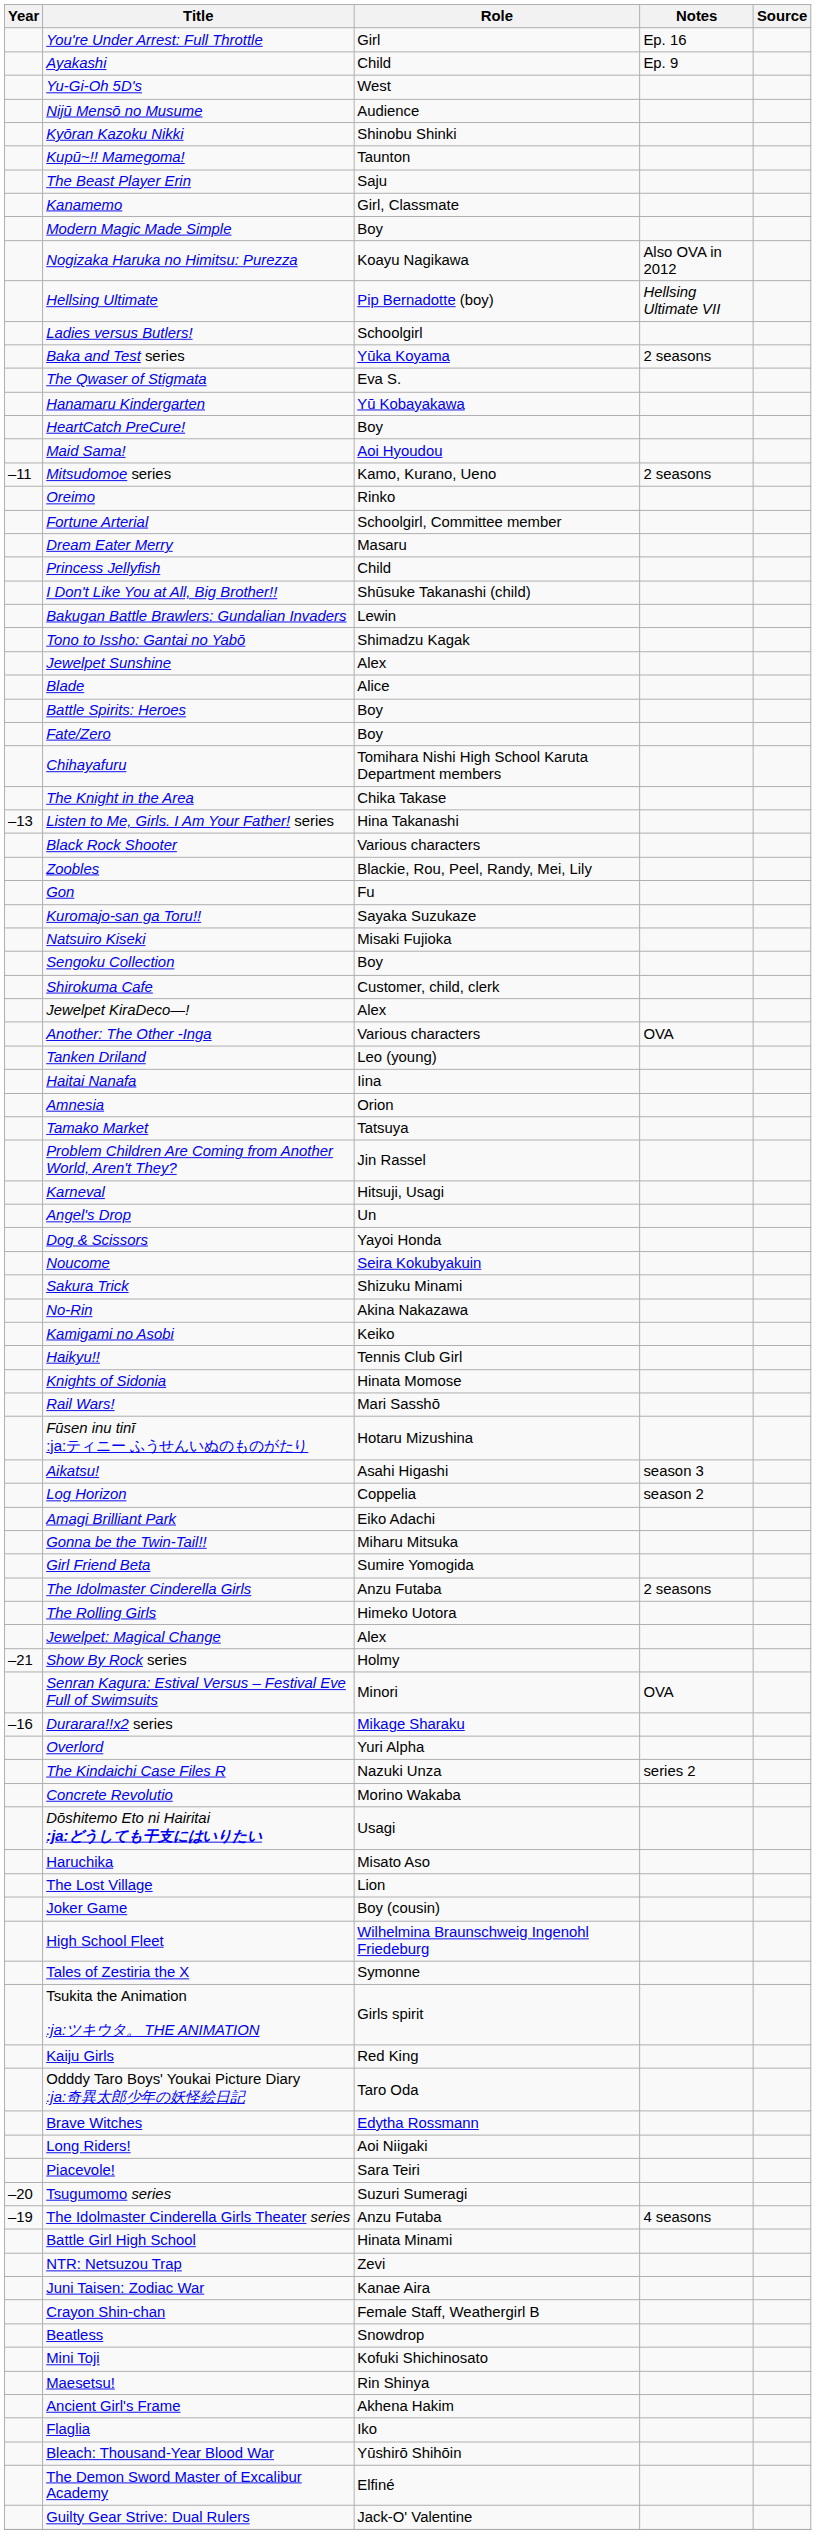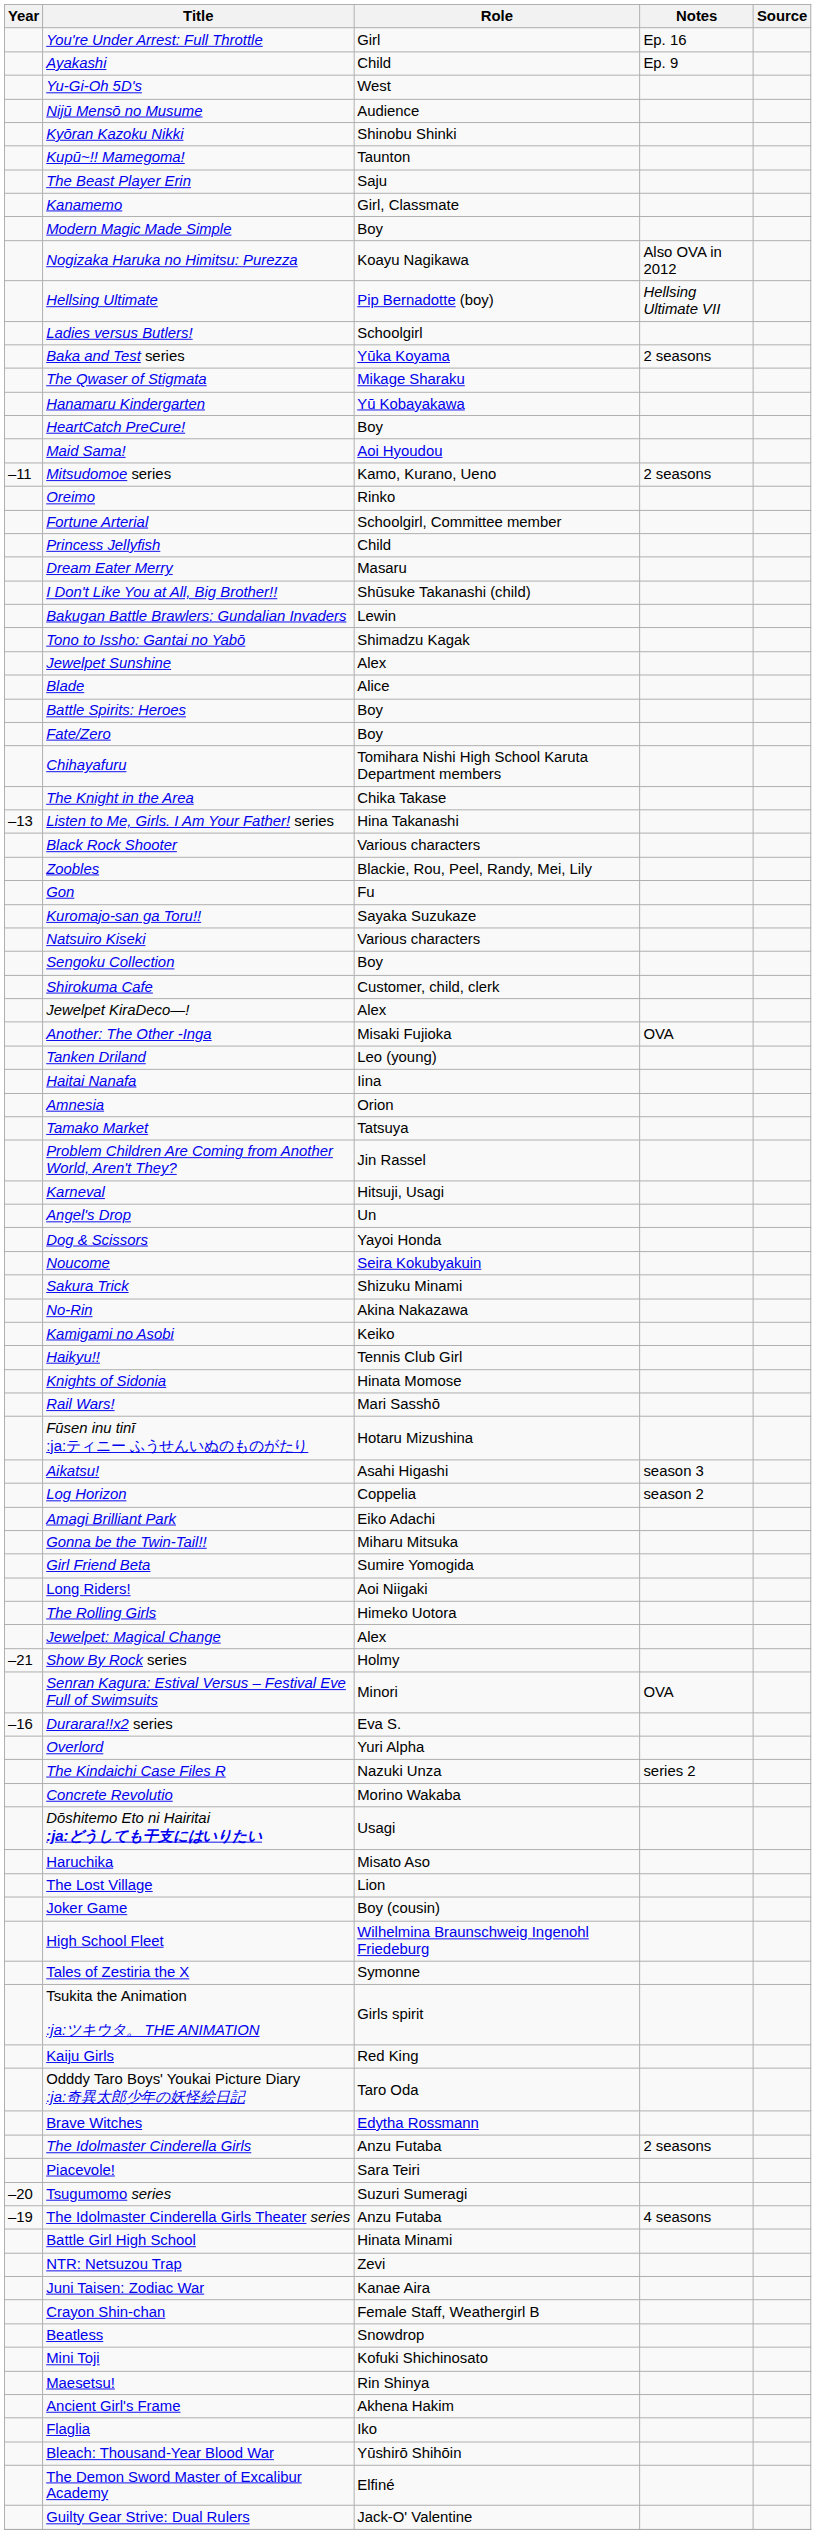(379, 380) Eva S. -> (411, 380) Mikage Sharaku
rows swapped: (103, 568) <-> (109, 545)
(404, 939) Misaki Fujioka -> (419, 939) Various characters
(419, 1034) Various characters -> (404, 1034) Misaki Fujioka
rows swapped: (149, 1589) <-> (88, 2146)
(411, 1724) Mikage Sharaku -> (379, 1724) Eva S.
